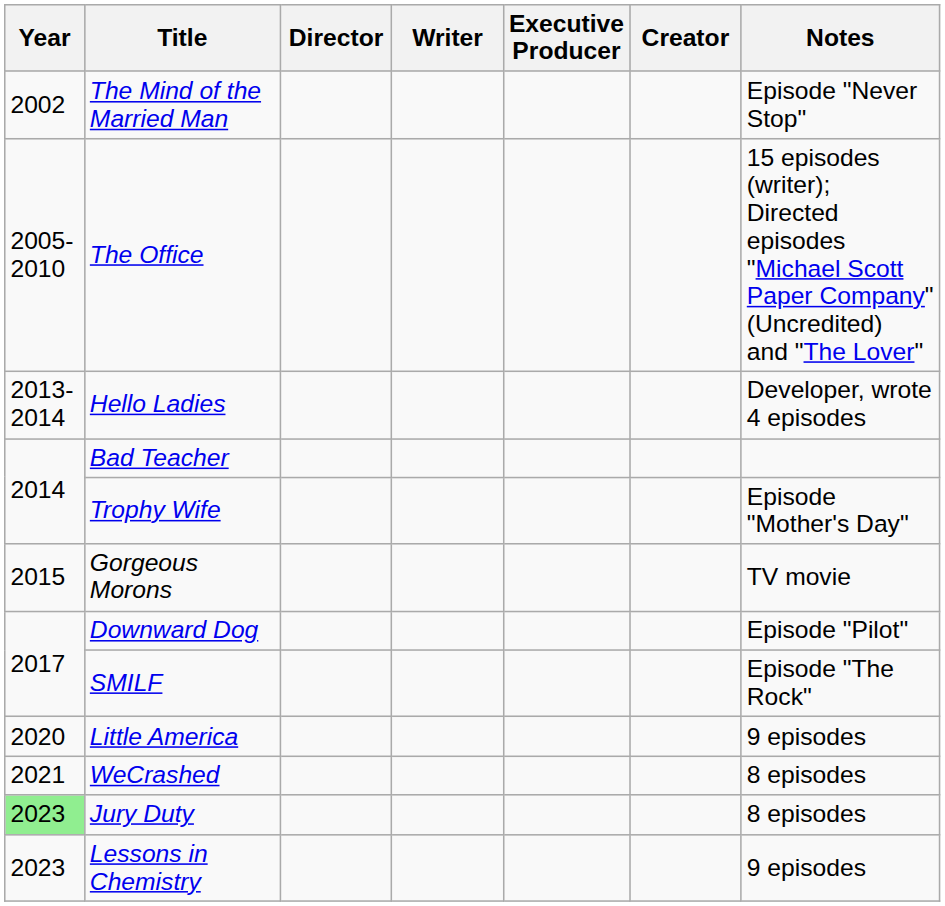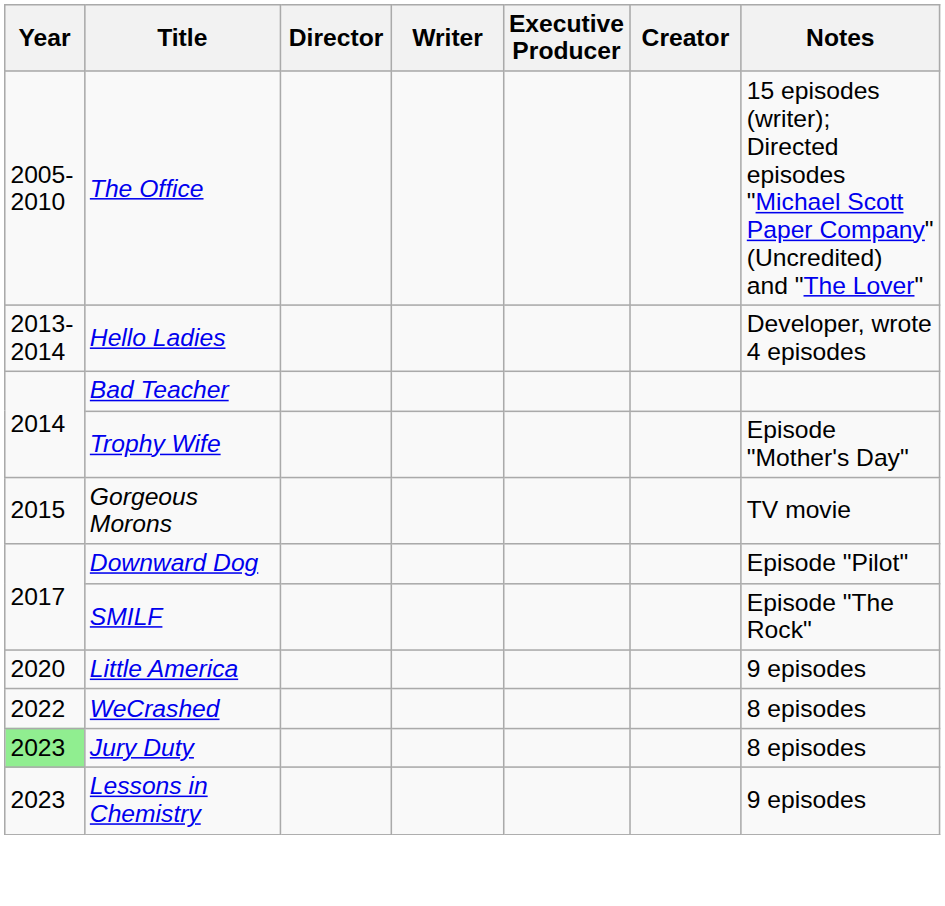- row: (175, 104)
(38, 775) 2021 -> (38, 708) 2022
